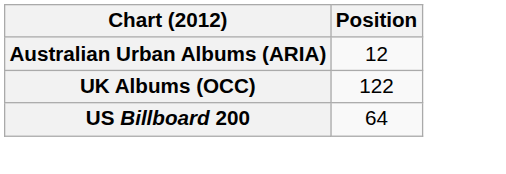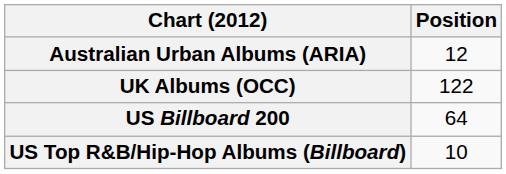+ row: (208, 151)
